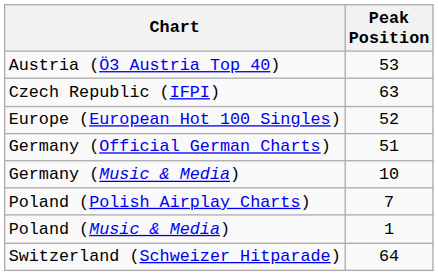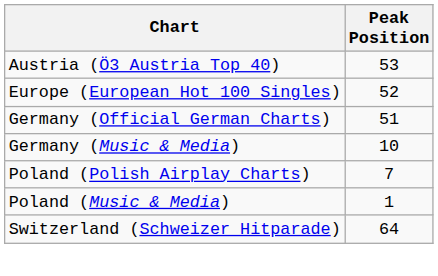- row: (114, 92)
